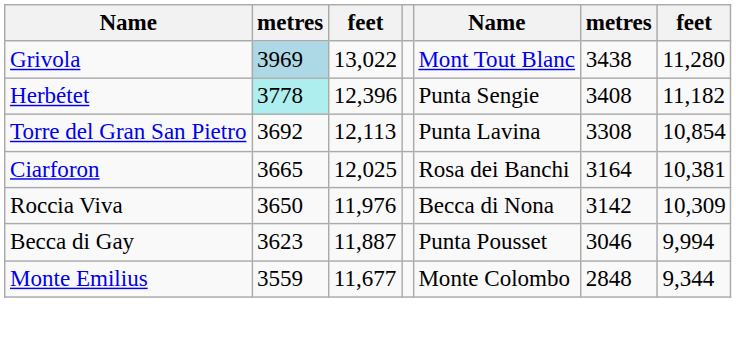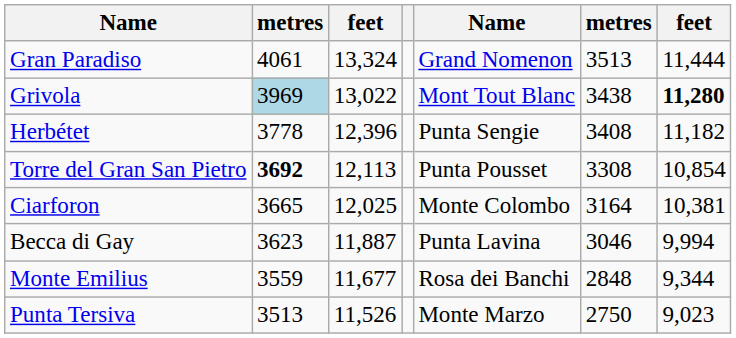+ row: (76, 59)
(694, 59) normal -> (693, 95) bold
(280, 95) paleturquoise background -> (280, 132) no background
(280, 132) normal -> (280, 168) bold
(479, 132) Punta Lavina -> (483, 168) Punta Pousset
(494, 168) Rosa dei Banchi -> (494, 205) Monte Colombo
- row: (66, 205)
(483, 242) Punta Pousset -> (479, 242) Punta Lavina
(494, 278) Monte Colombo -> (494, 278) Rosa dei Banchi
+ row: (73, 315)
